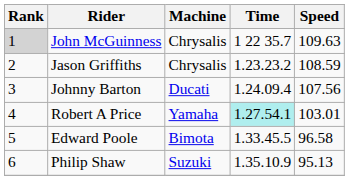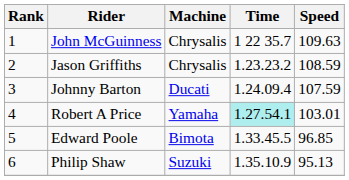(12, 41) lightgrey background -> (12, 41) no background
(319, 89) 107.56 -> (319, 89) 107.59
(316, 138) 96.58 -> (316, 138) 96.85
